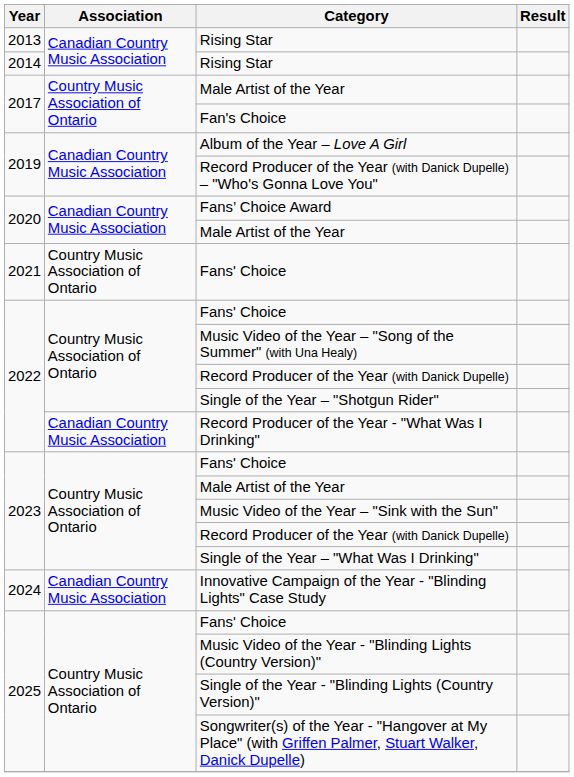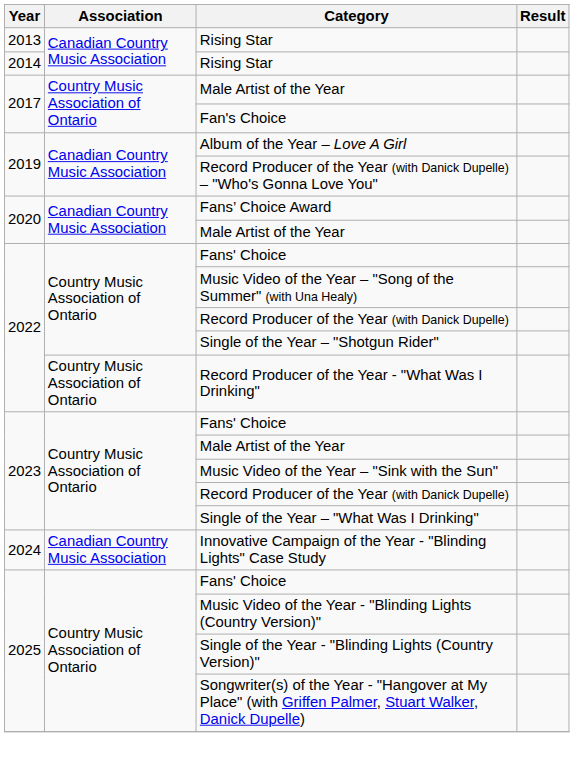- row: (24, 272)
(108, 431) Canadian Country Music Association -> (95, 383) Country Music Association of Ontario
